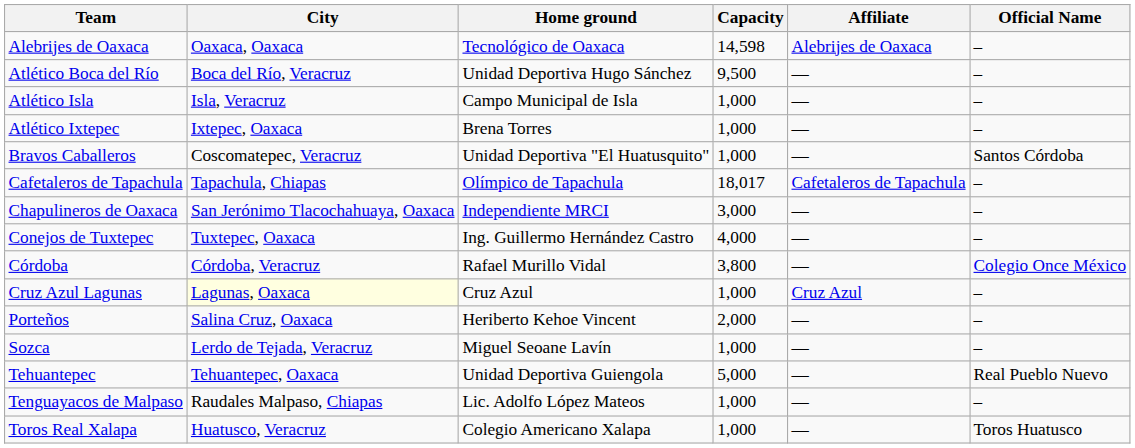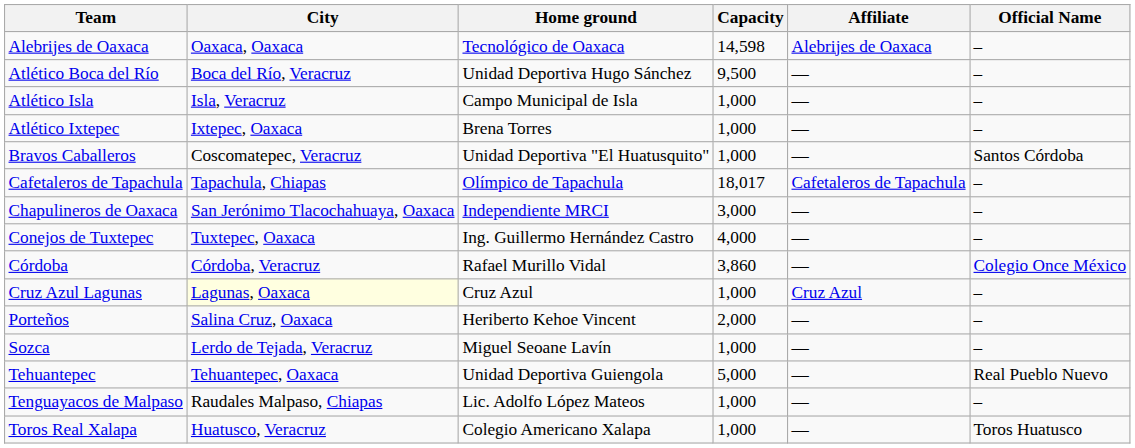(737, 264) 3,800 -> (737, 264) 3,860
